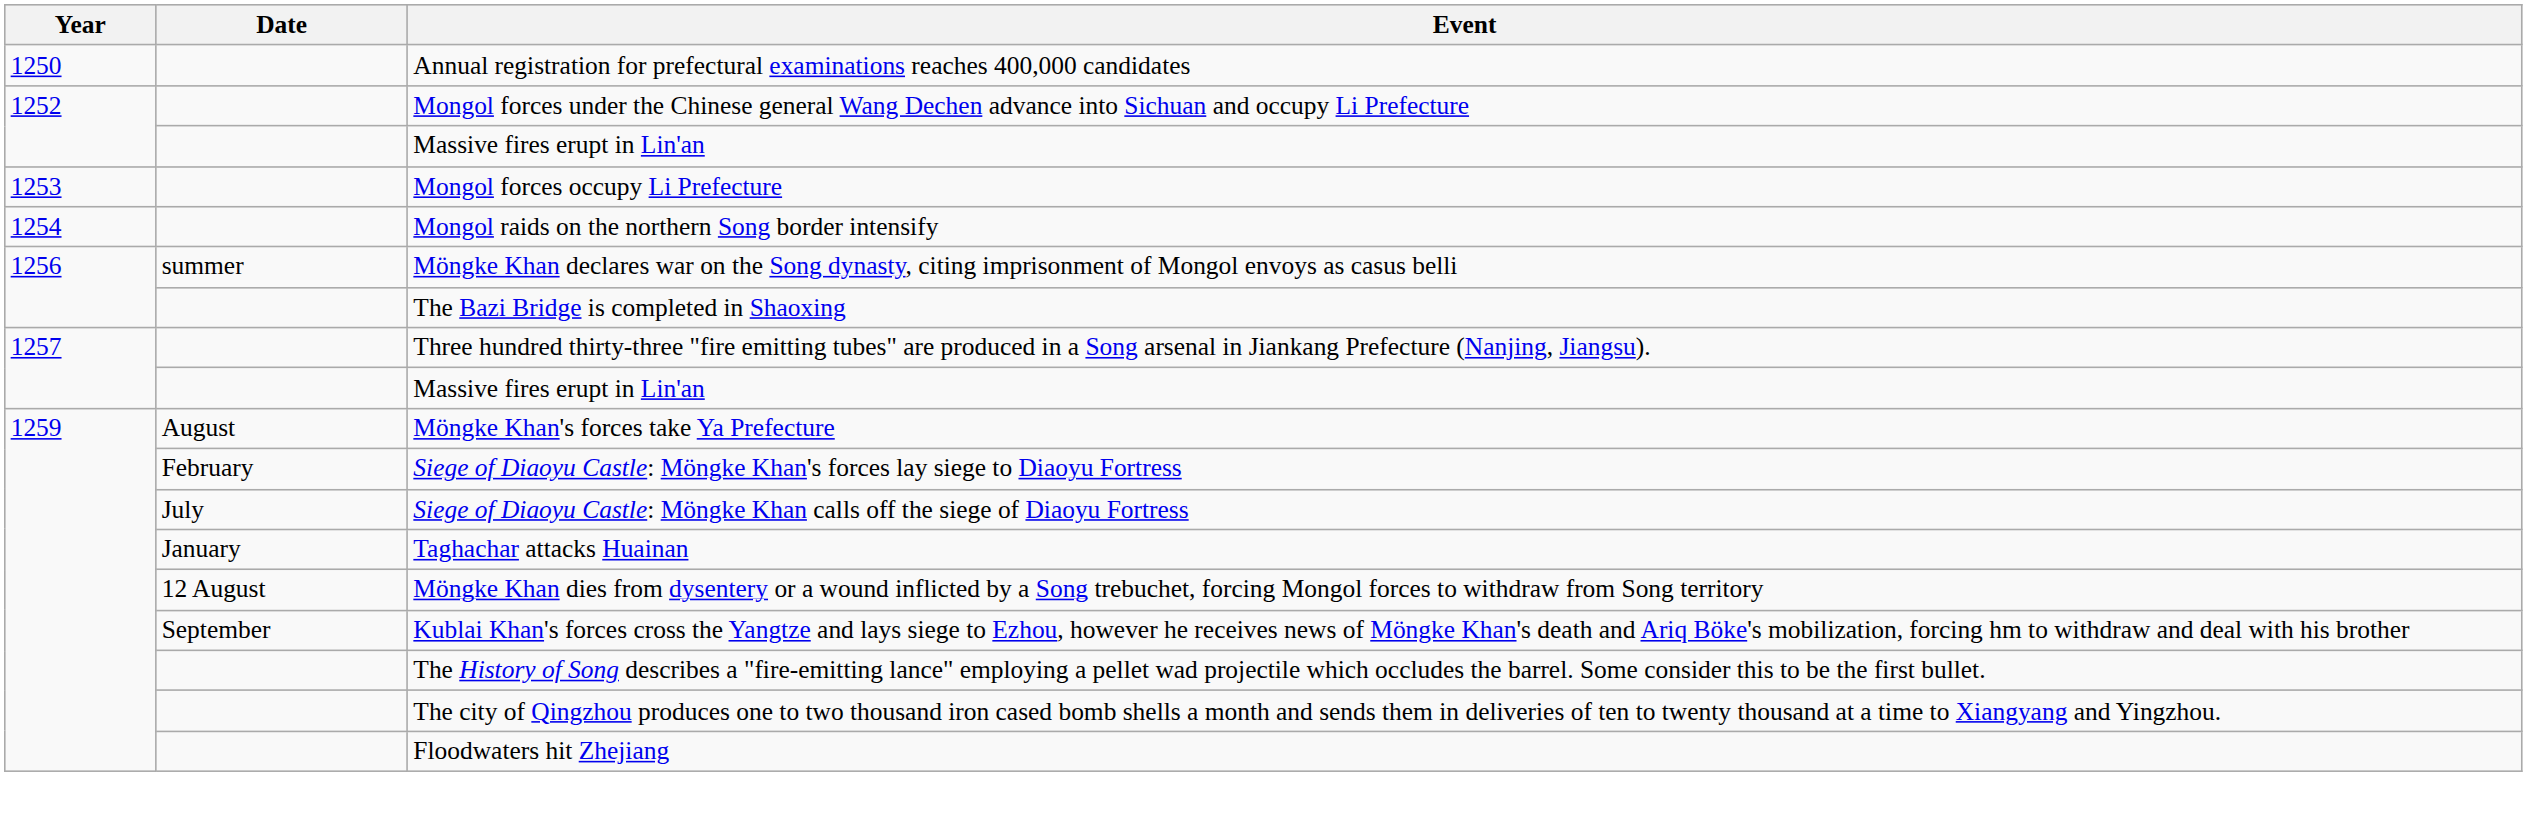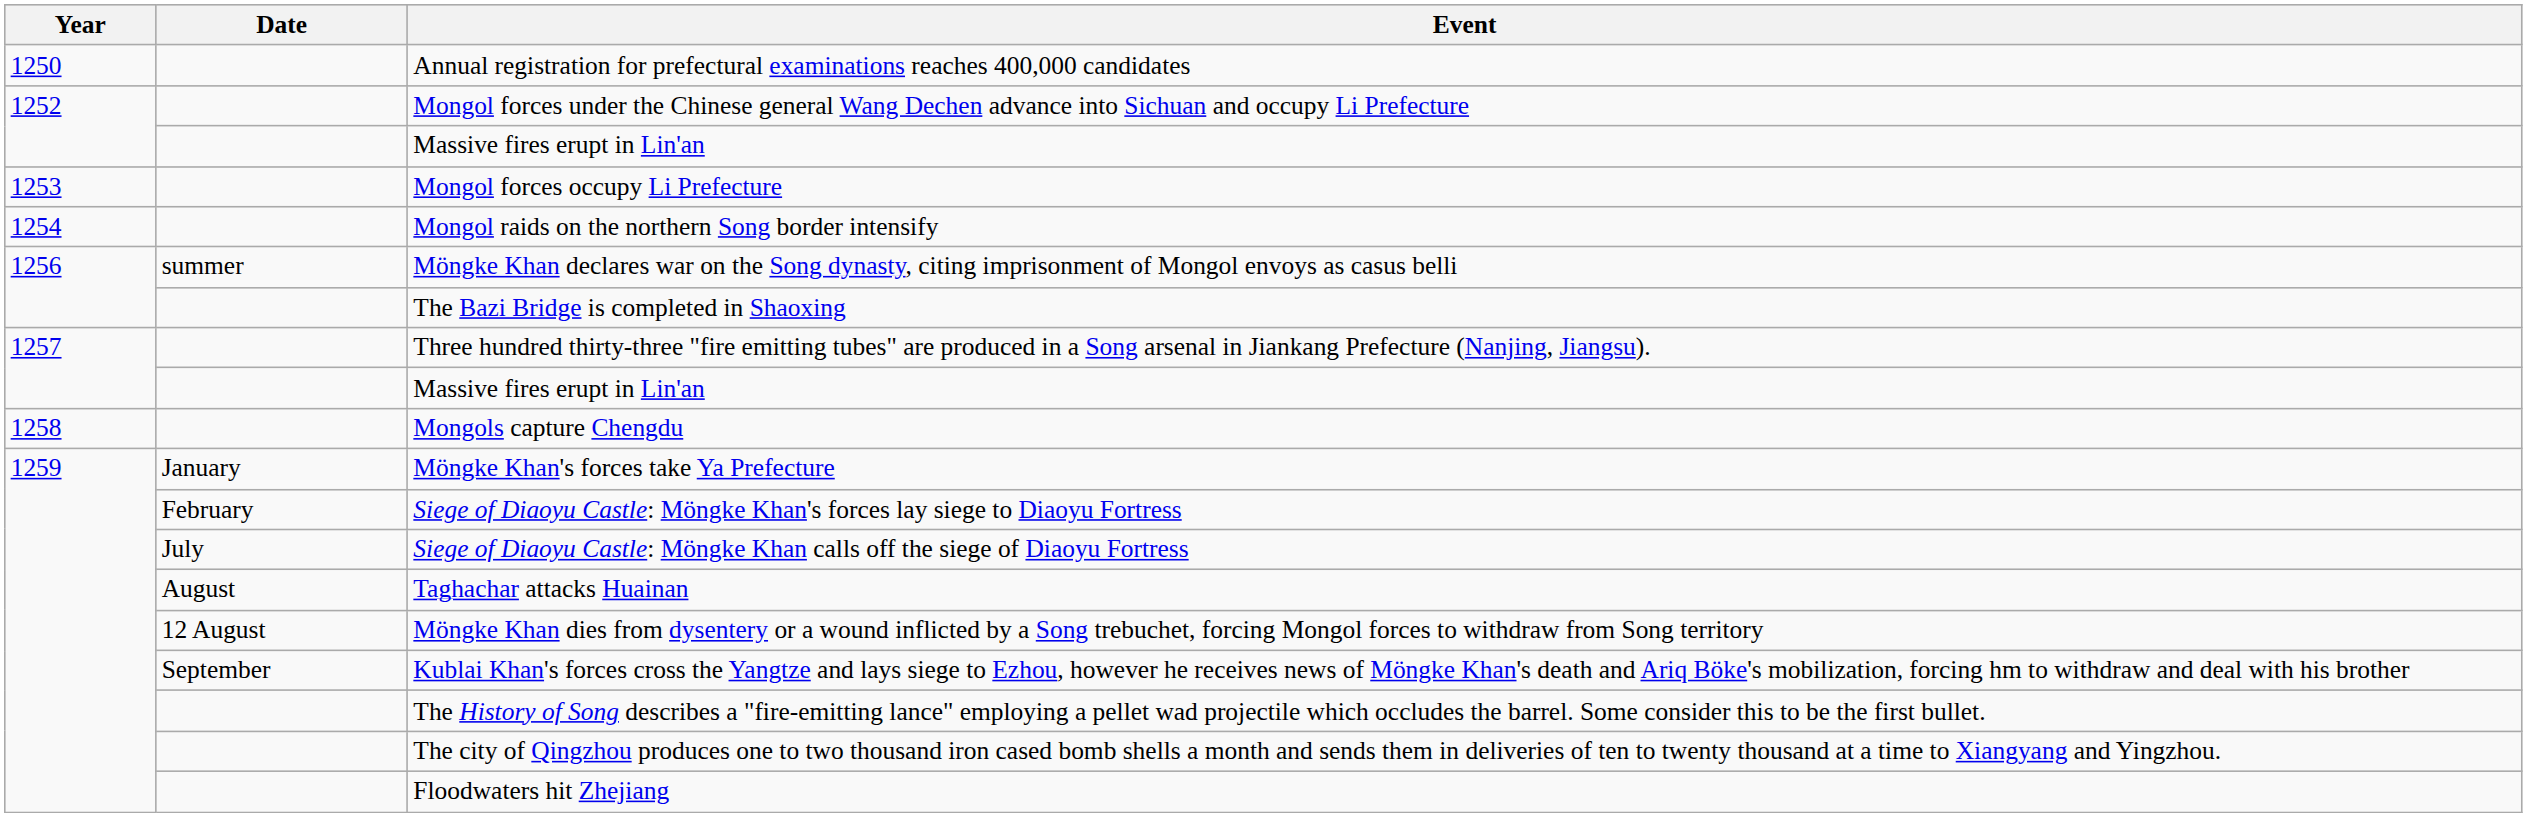+ row: (36, 428)
(198, 428) August -> (201, 468) January
(201, 549) January -> (198, 589) August
